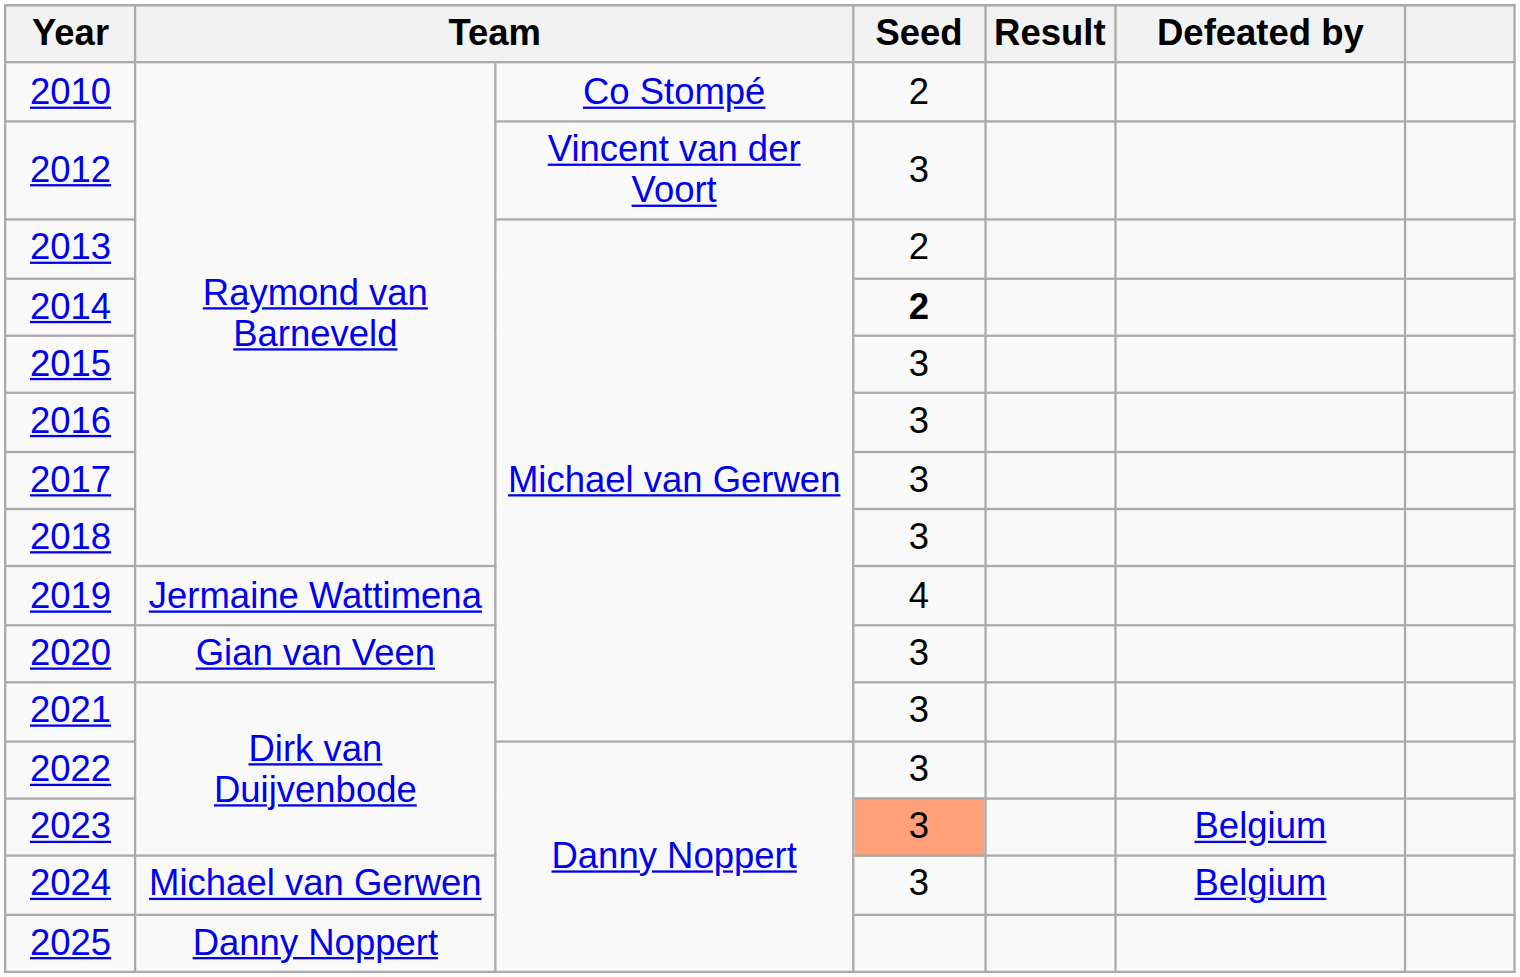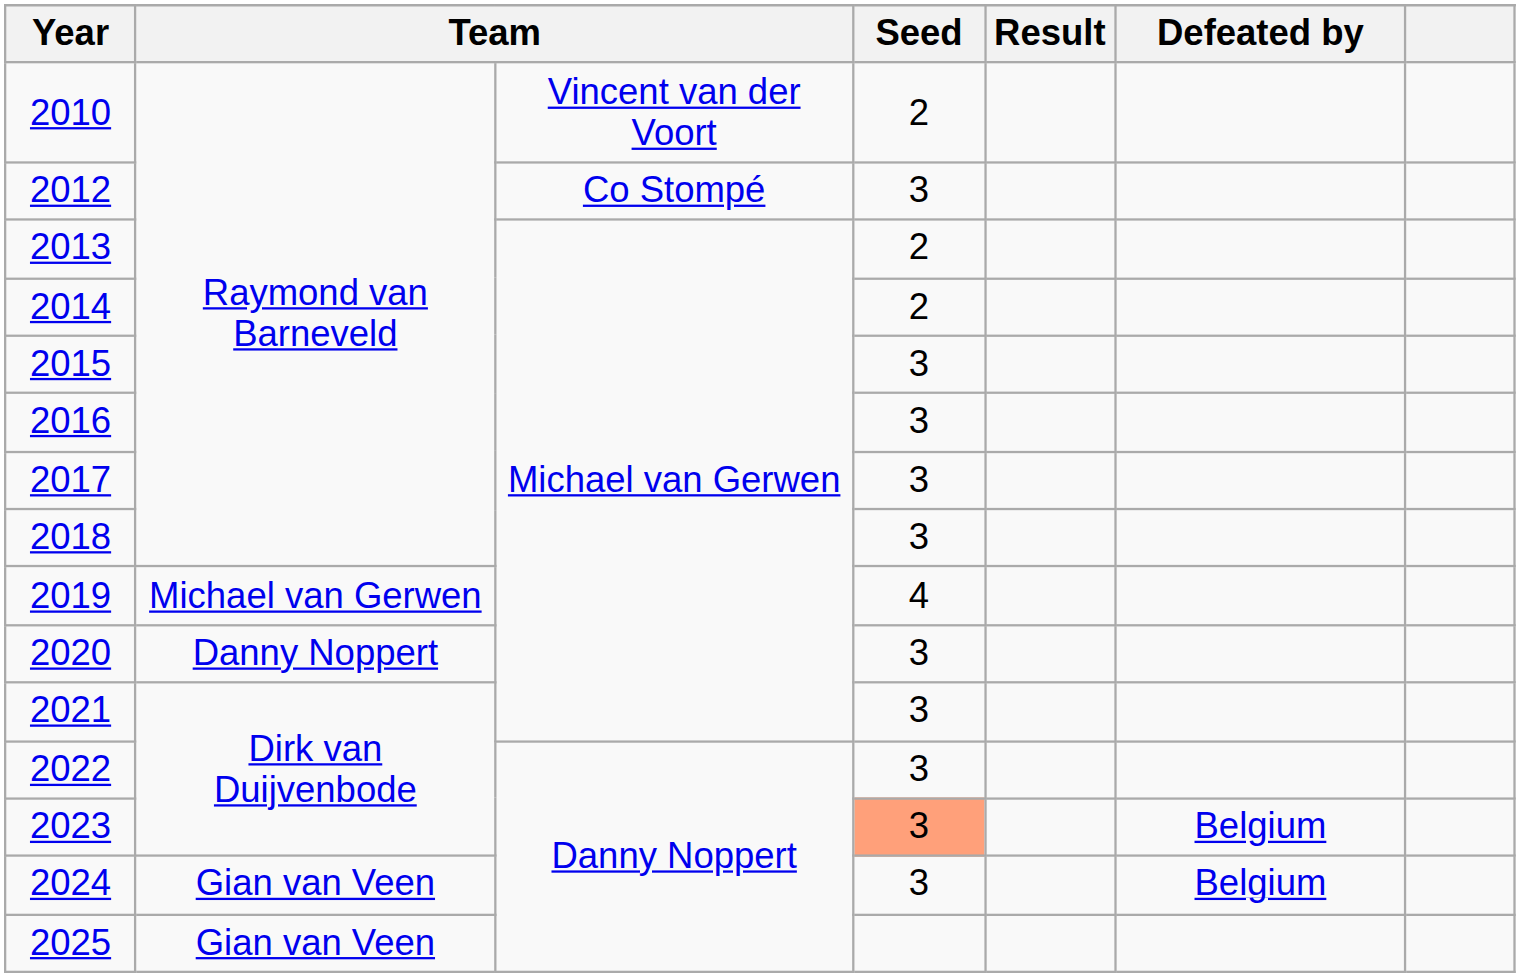(674, 91) Co Stompé -> (674, 111) Vincent van der Voort
(674, 169) Vincent van der Voort -> (674, 190) Co Stompé
(919, 305) bold -> (919, 305) normal
(315, 595) Jermaine Wattimena -> (315, 595) Michael van Gerwen
(315, 653) Gian van Veen -> (315, 653) Danny Noppert
(315, 884) Michael van Gerwen -> (315, 884) Gian van Veen
(315, 942) Danny Noppert -> (315, 942) Gian van Veen
